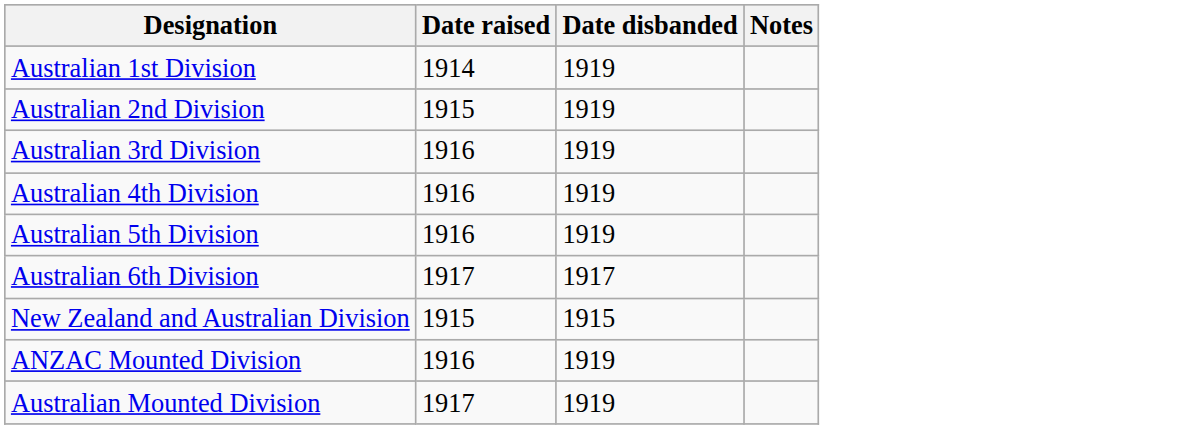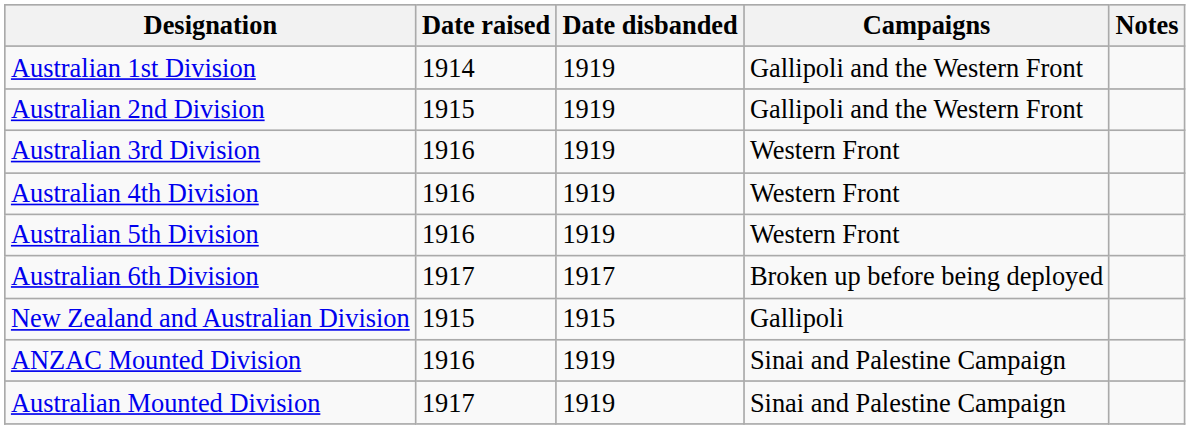+ column: (927, 25)
